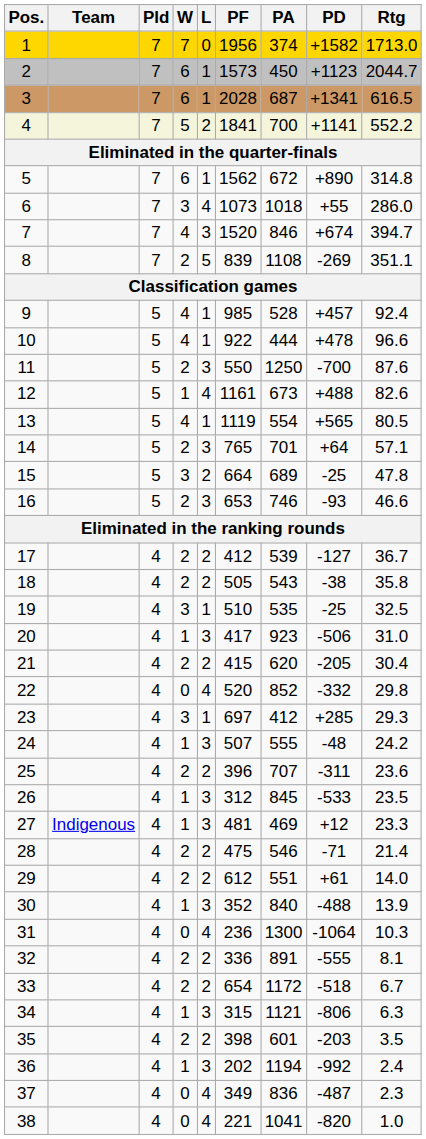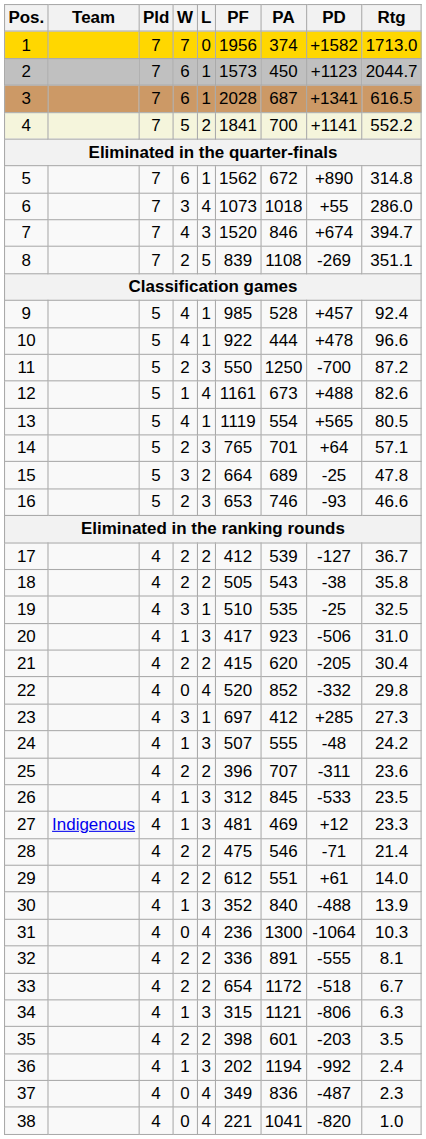(392, 367) 87.6 -> (392, 367) 87.2
(392, 717) 29.3 -> (392, 717) 27.3
